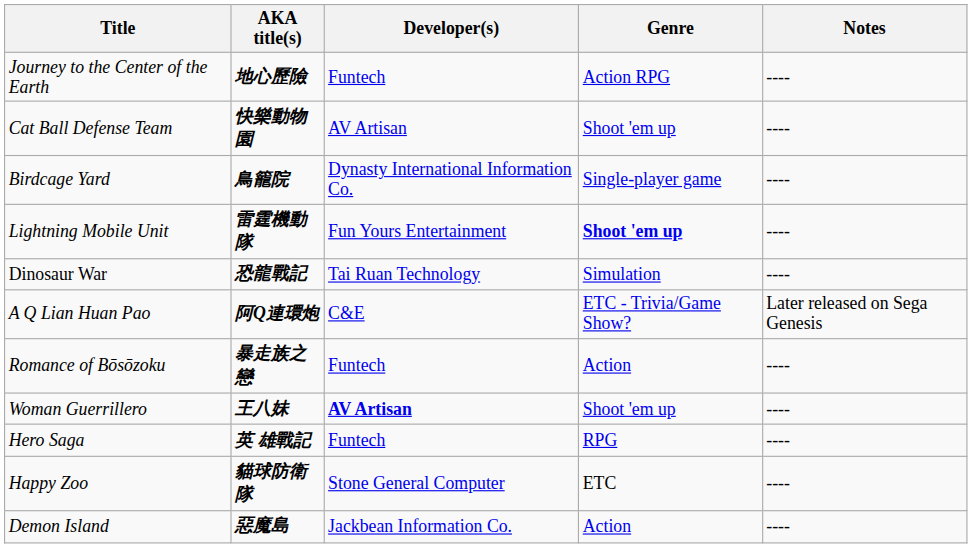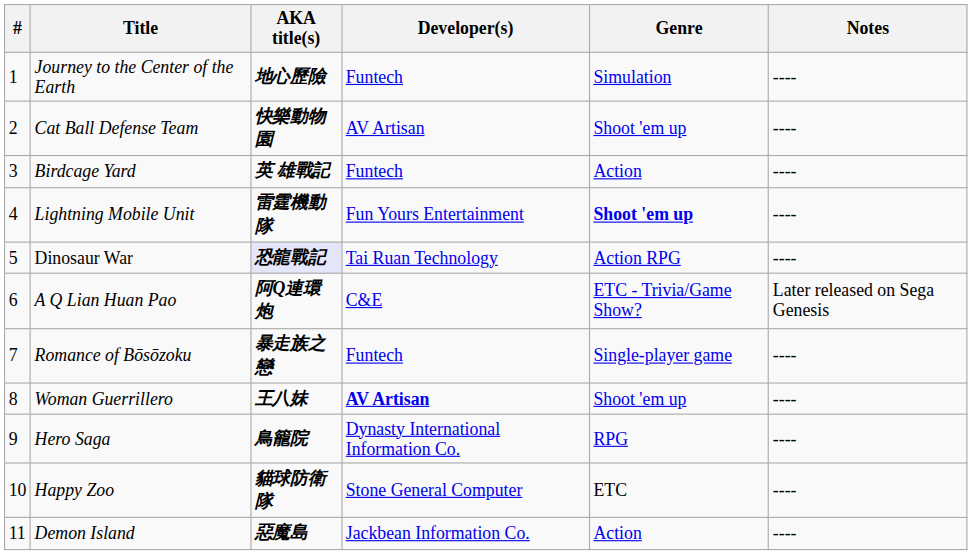+ column: (18, 28)
(626, 76) Action RPG -> (632, 76) Simulation
(262, 179) 鳥籠院 -> (292, 170) 英 雄戰記
(450, 179) Dynasty International Information Co. -> (374, 171) Funtech
(652, 179) Single-player game -> (618, 171) Action
(271, 273) no background -> (290, 257) lavender background
(622, 274) Simulation -> (637, 257) Action RPG
(607, 365) Action -> (663, 355) Single-player game
(273, 439) 英 雄戰記 -> (281, 438) 鳥籠院
(357, 440) Funtech -> (423, 438) Dynasty International Information Co.
